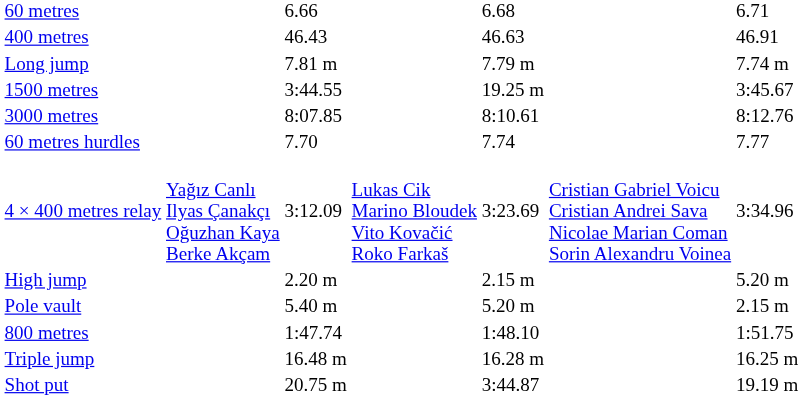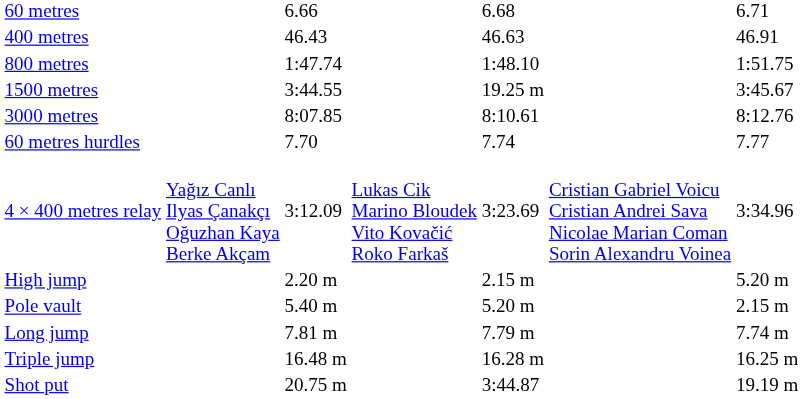rows swapped: (47, 332) <-> (47, 63)
